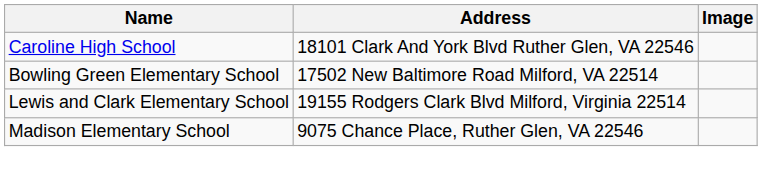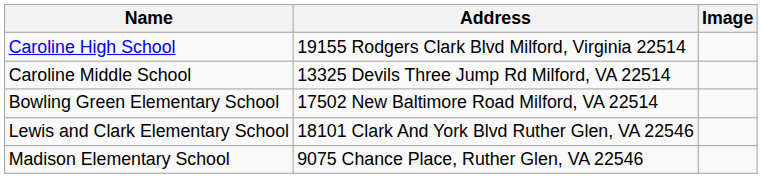(495, 46) 18101 Clark And York Blvd Ruther Glen, VA 22546 -> (491, 46) 19155 Rodgers Clark Blvd Milford, Virginia 22514
+ row: (100, 74)
(491, 103) 19155 Rodgers Clark Blvd Milford, Virginia 22514 -> (495, 131) 18101 Clark And York Blvd Ruther Glen, VA 22546
